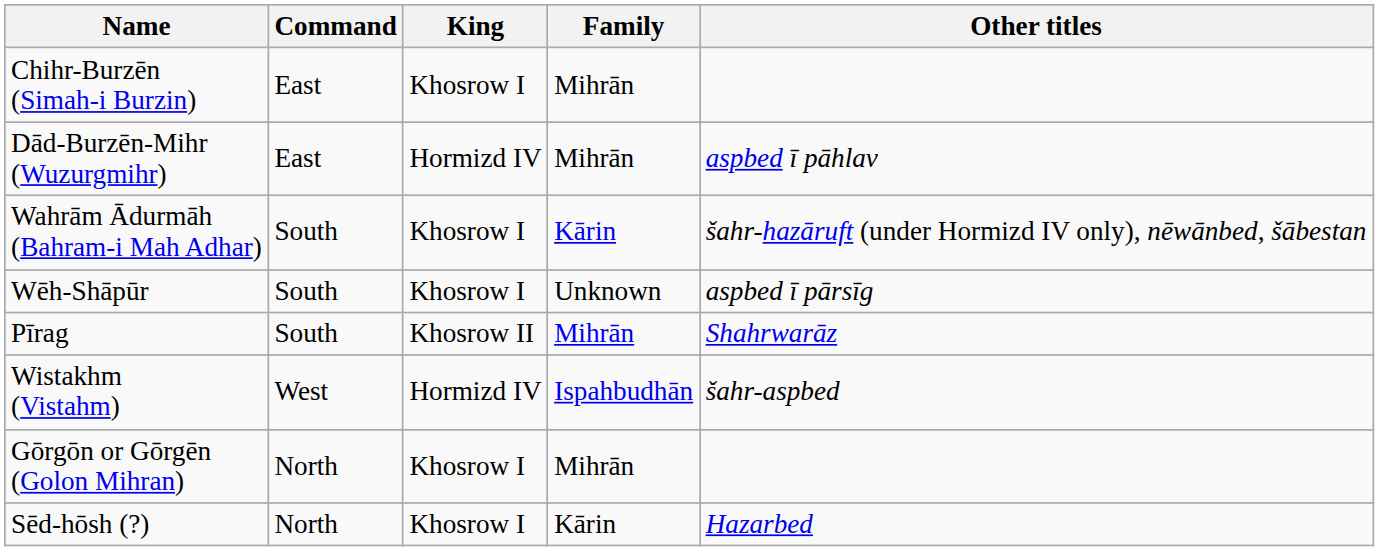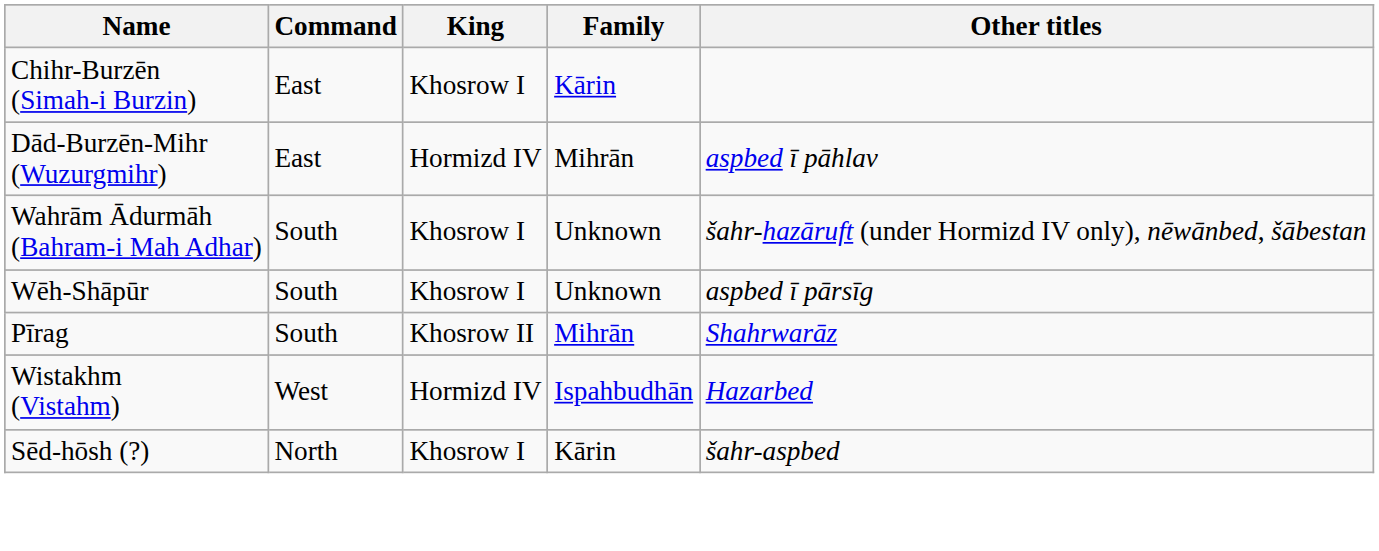(594, 84) Mihrān -> (585, 84) Kārin
(585, 231) Kārin -> (608, 231) Unknown
(773, 391) šahr-aspbed -> (759, 391) Hazarbed
- row: (111, 465)
(759, 524) Hazarbed -> (773, 450) šahr-aspbed
